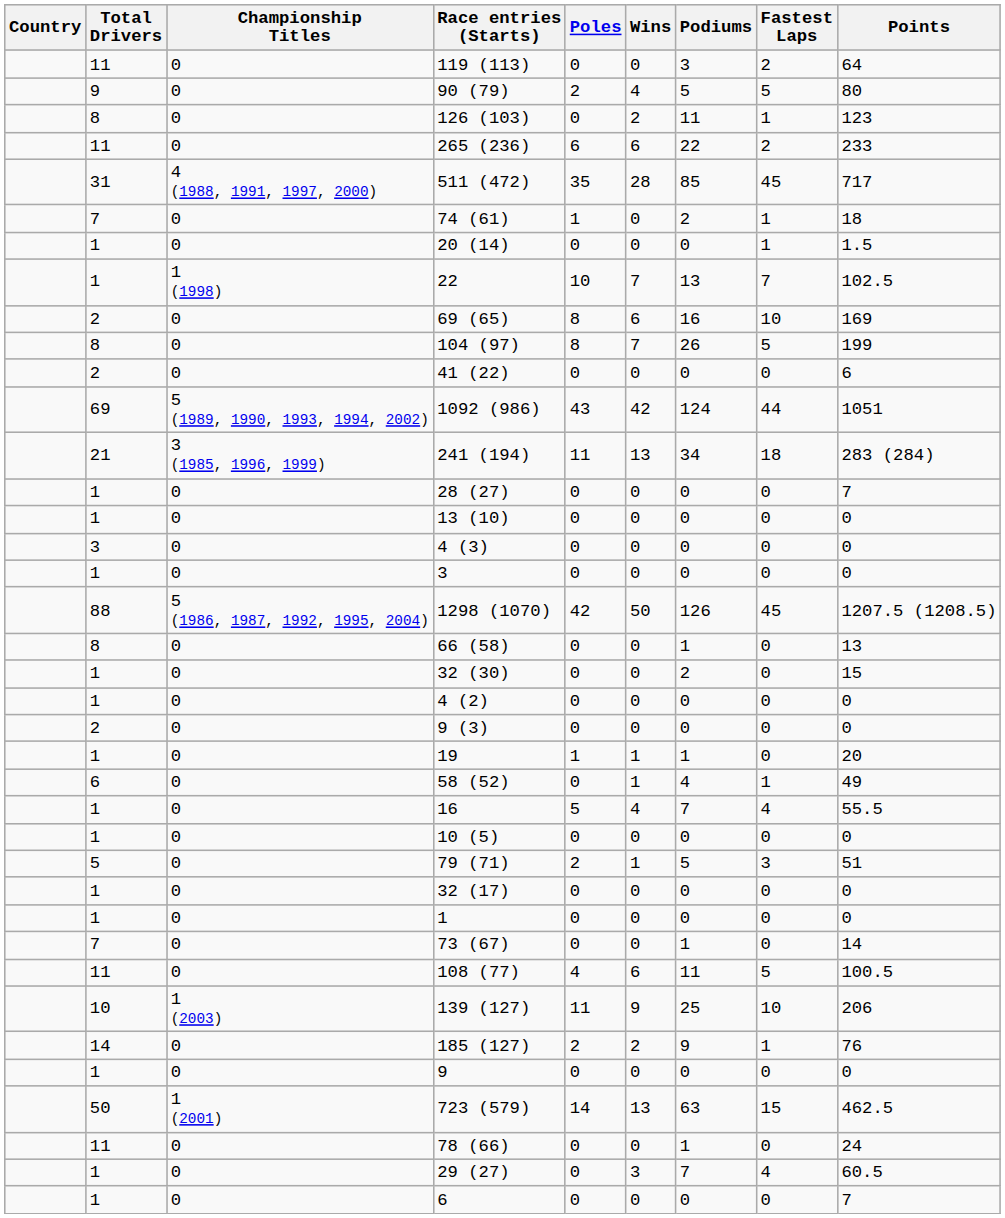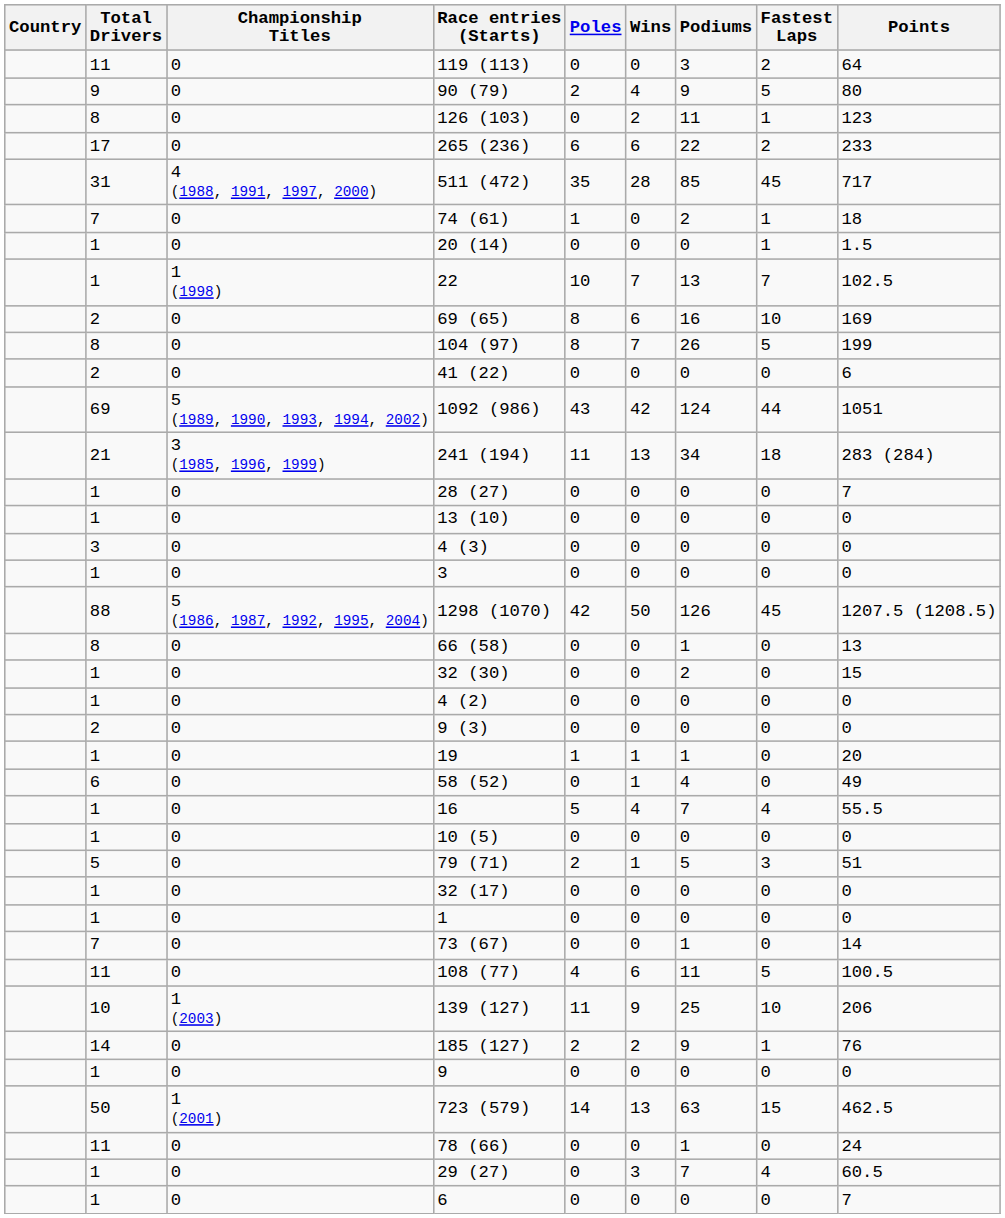(685, 91) 5 -> (685, 91) 9
(100, 146) 11 -> (100, 146) 17
(766, 782) 1 -> (766, 782) 0
